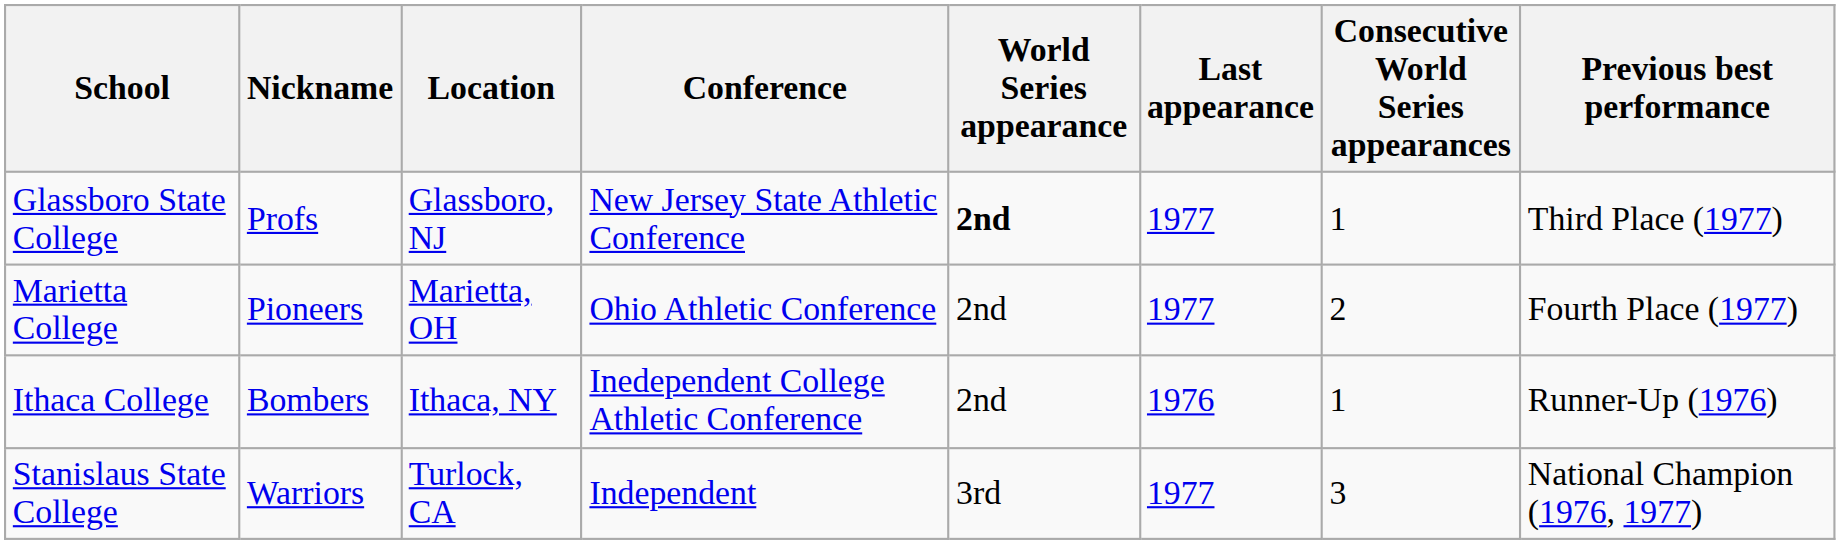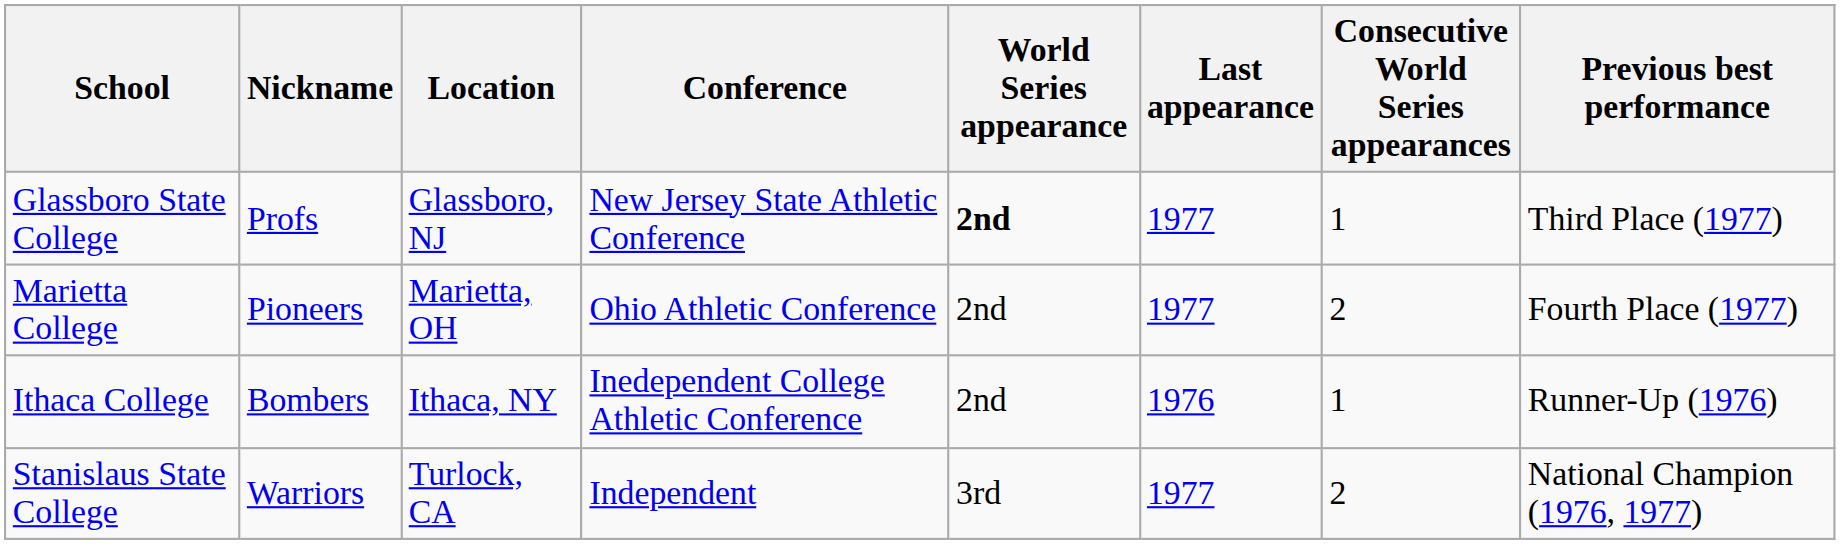(1338, 492) 3 -> (1338, 492) 2
